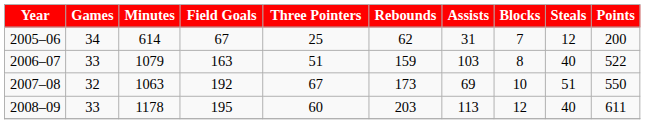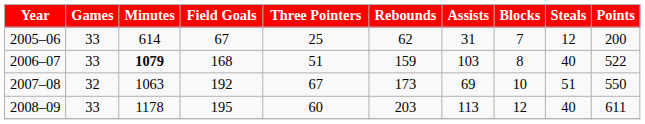(92, 38) 34 -> (92, 38) 33
(150, 61) normal -> (150, 61) bold
(222, 61) 163 -> (222, 61) 168
